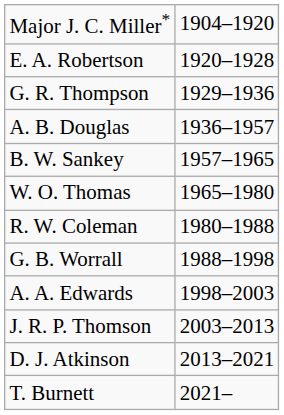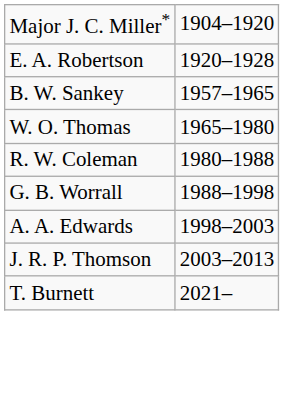- row: (79, 93)
- row: (69, 126)
- row: (69, 359)
